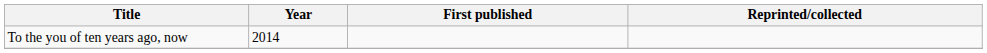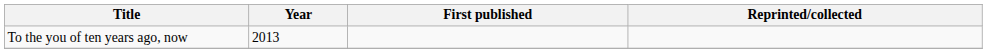(266, 37) 2014 -> (266, 37) 2013
